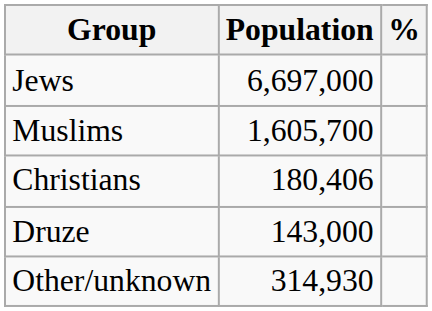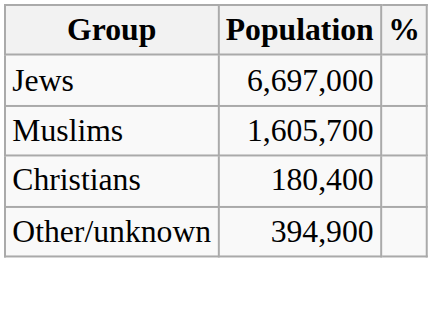(322, 180) 180,406 -> (322, 180) 180,400
- row: (51, 230)
(322, 280) 314,930 -> (322, 230) 394,900
